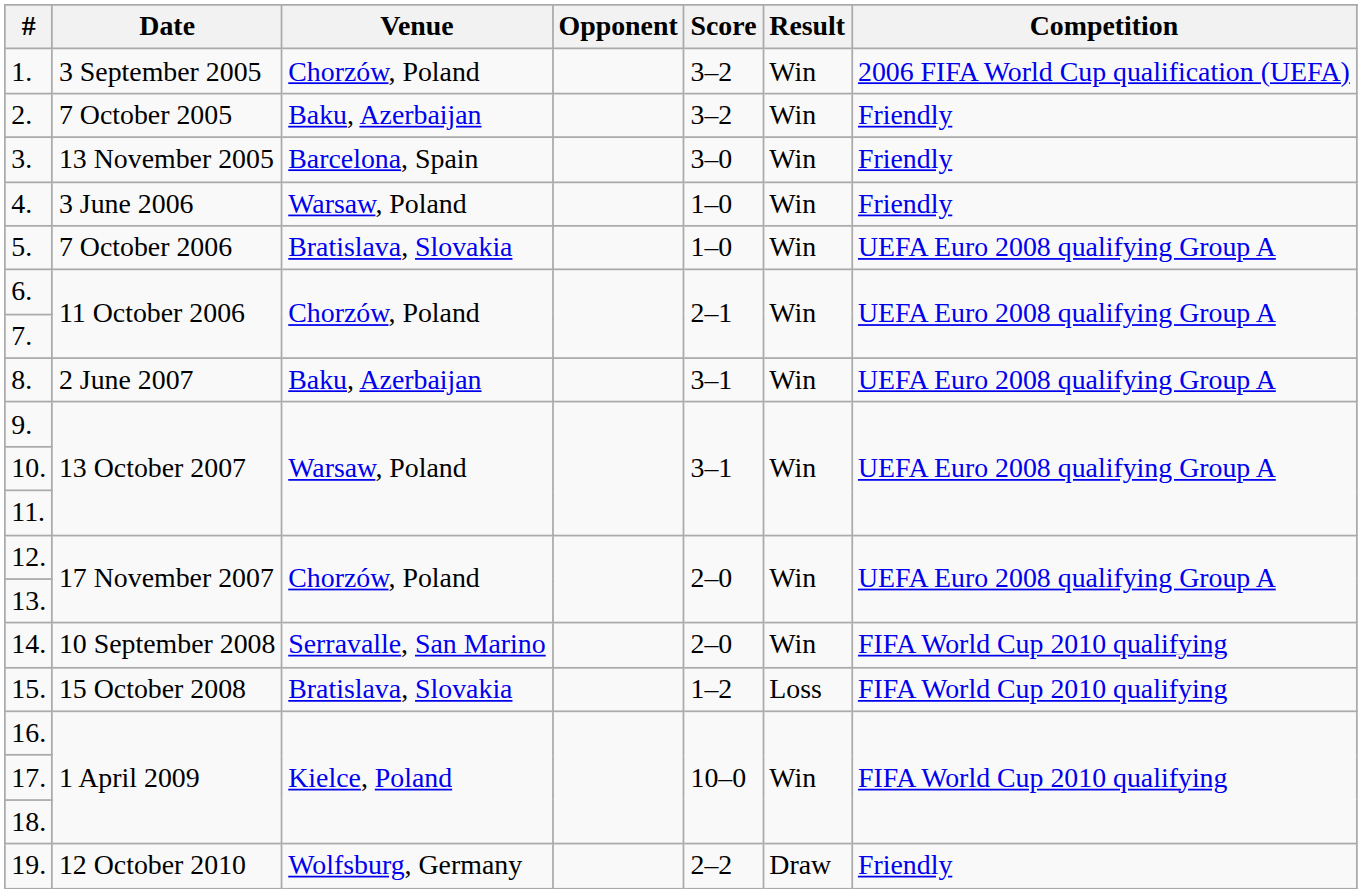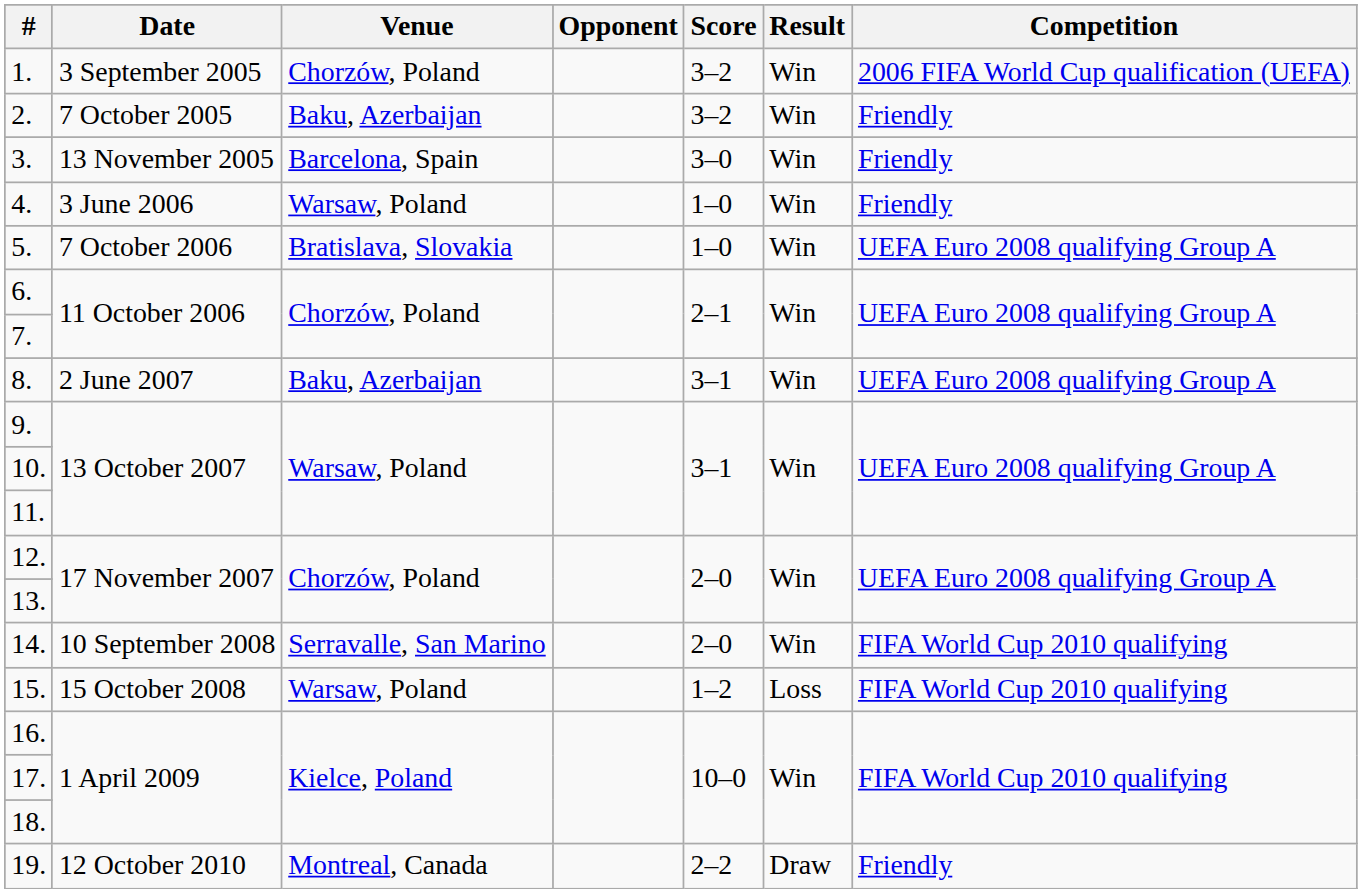(400, 688) Bratislava, Slovakia -> (377, 688) Warsaw, Poland
(405, 865) Wolfsburg, Germany -> (388, 865) Montreal, Canada
